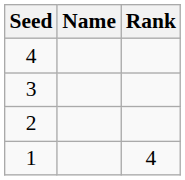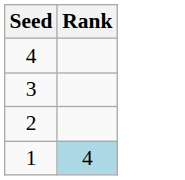- column: (89, 21)
(151, 157) no background -> (87, 157) lightblue background
